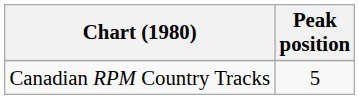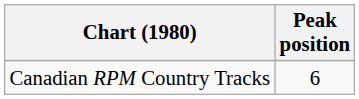(315, 77) 5 -> (315, 77) 6
